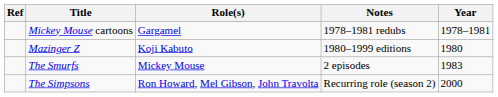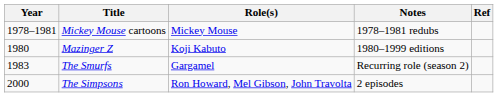columns swapped: (465, 13) <-> (15, 13)
(160, 30) Gargamel -> (204, 30) Mickey Mouse
(171, 65) Mickey Mouse -> (193, 65) Gargamel
(347, 65) 2 episodes -> (413, 65) Recurring role (season 2)
(380, 83) Recurring role (season 2) -> (380, 83) 2 episodes
